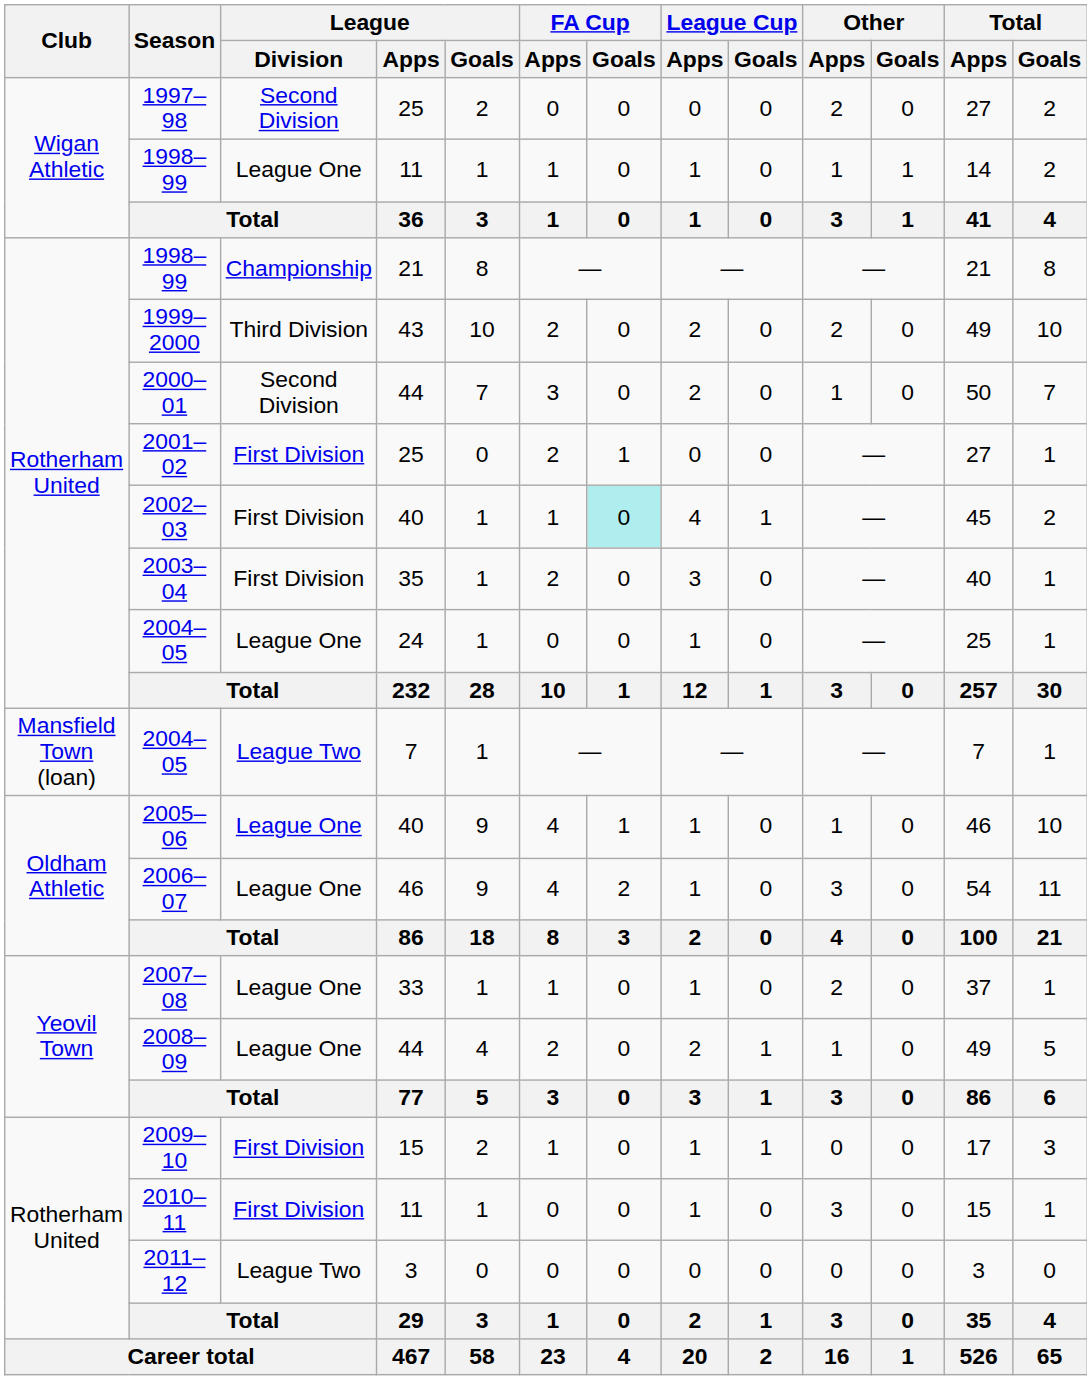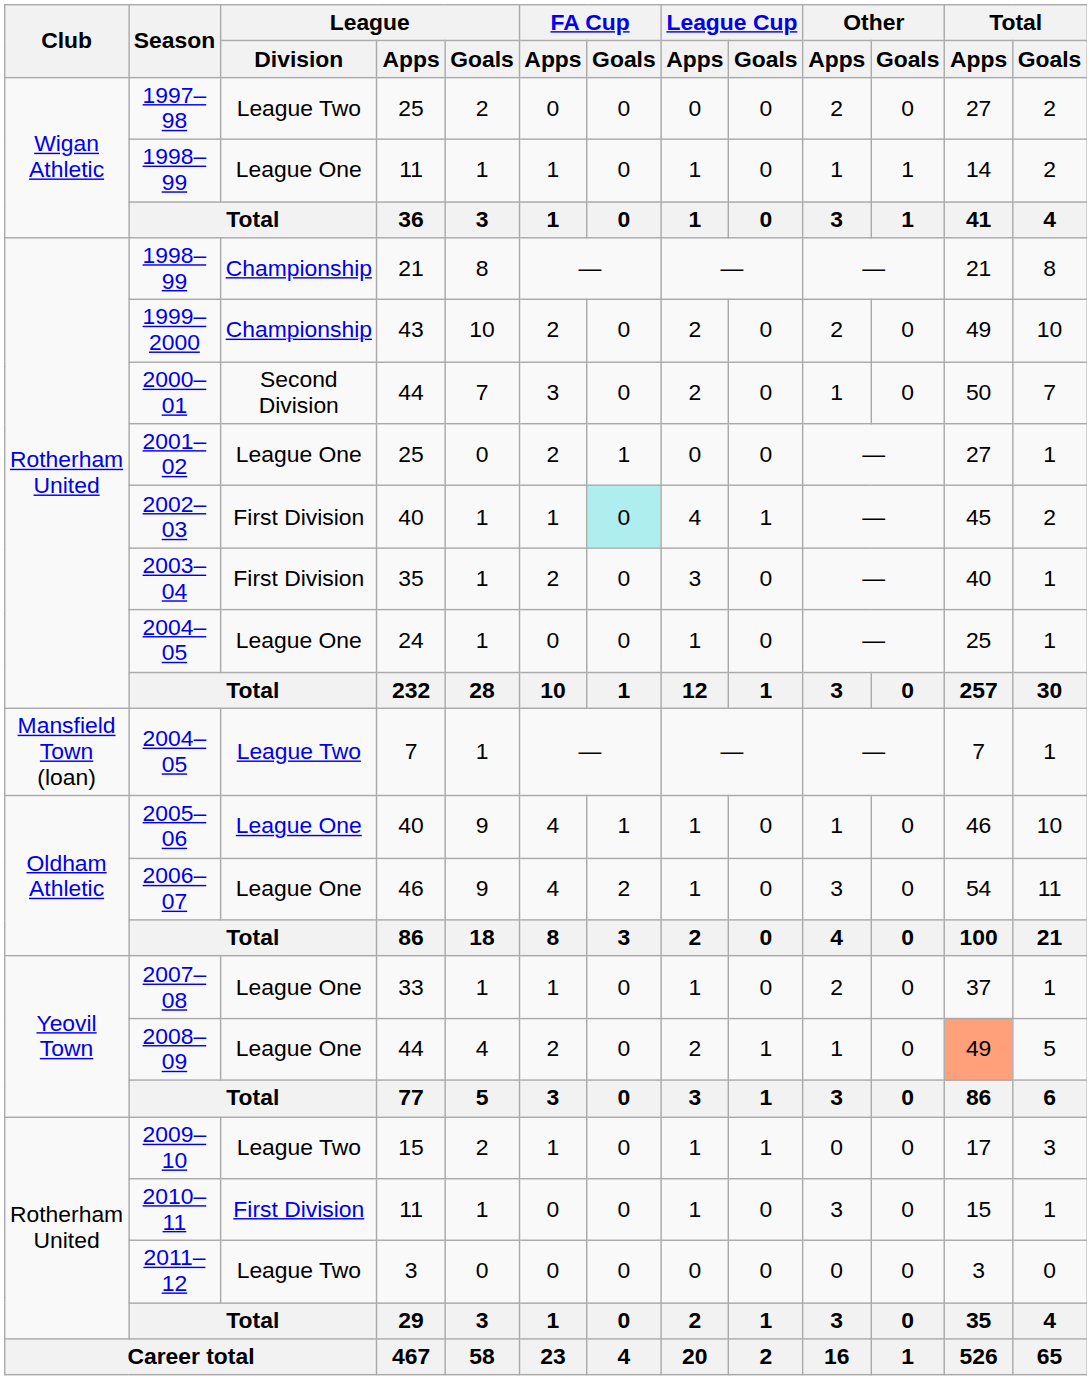(299, 108) Second Division -> (299, 108) League Two
(299, 330) Third Division -> (299, 330) Championship
(299, 454) First Division -> (299, 454) League One
(979, 1049) no background -> (979, 1049) lightsalmon background
(299, 1147) First Division -> (299, 1147) League Two
